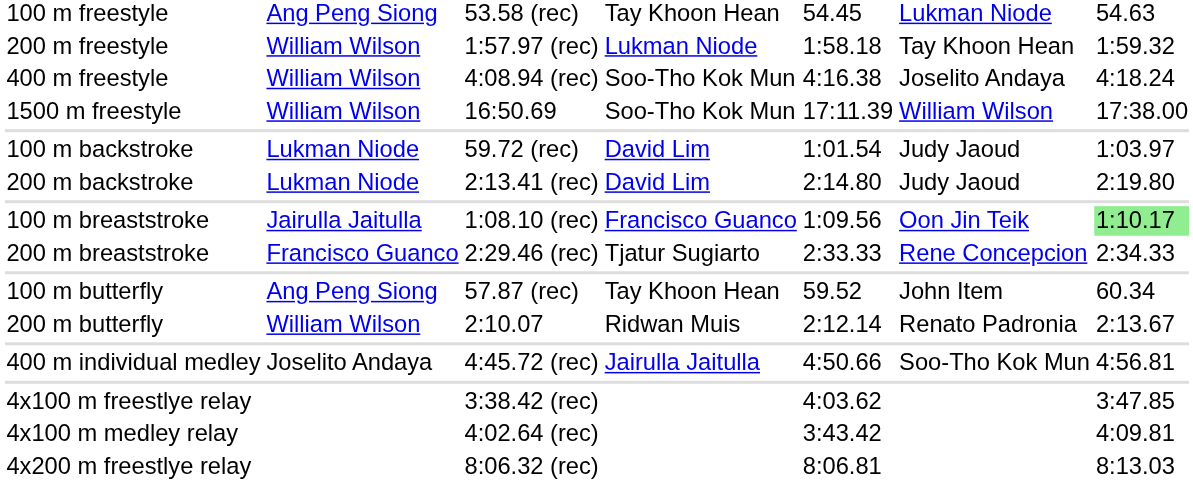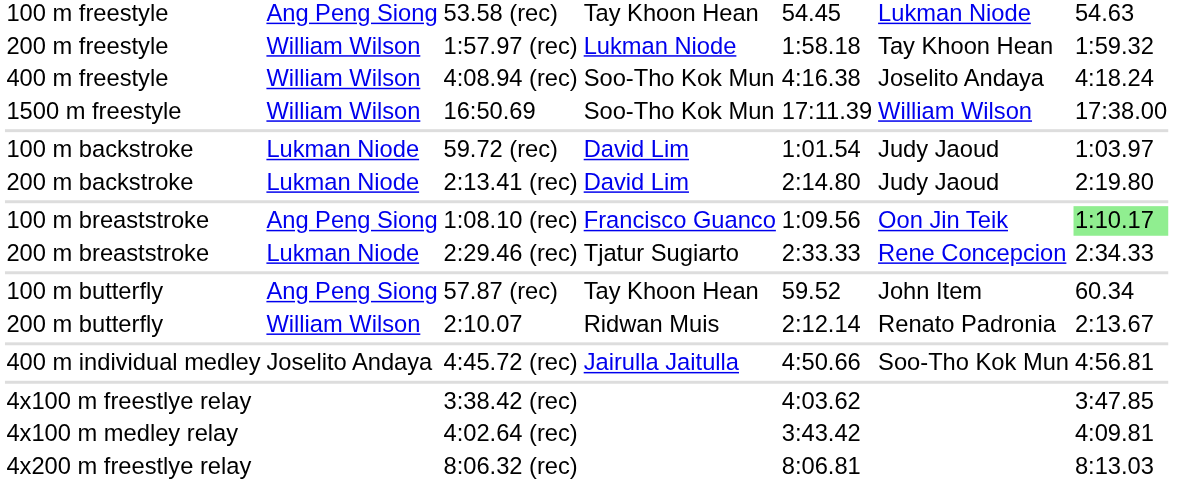(344, 220) Jairulla Jaitulla -> (352, 220) Ang Peng Siong
(362, 253) Francisco Guanco -> (343, 253) Lukman Niode
